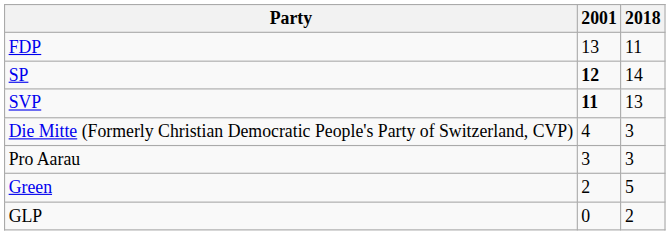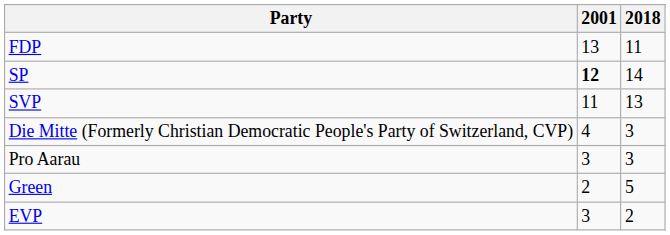(590, 103) bold -> (590, 103) normal
+ row: (25, 215)
- row: (25, 215)
